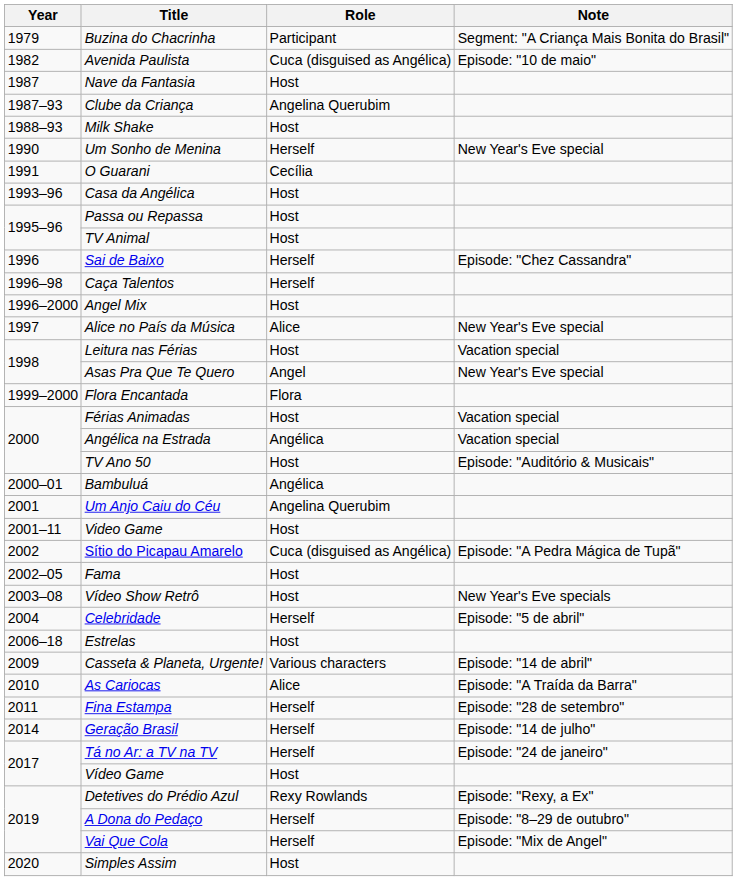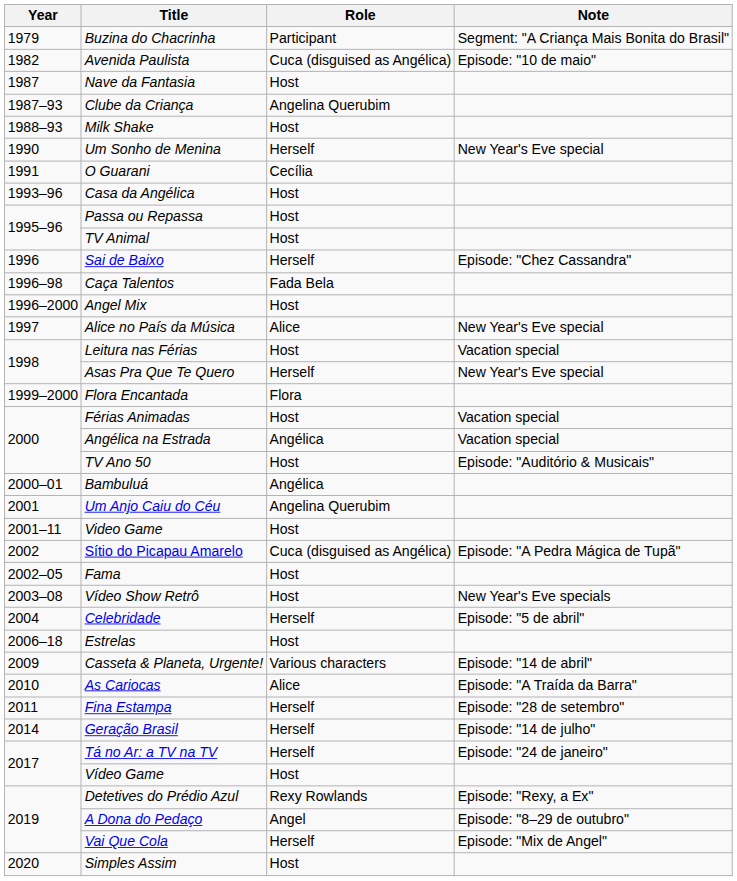(292, 283) Herself -> (302, 283) Fada Bela
(288, 372) Angel -> (292, 372) Herself
(292, 819) Herself -> (288, 819) Angel
